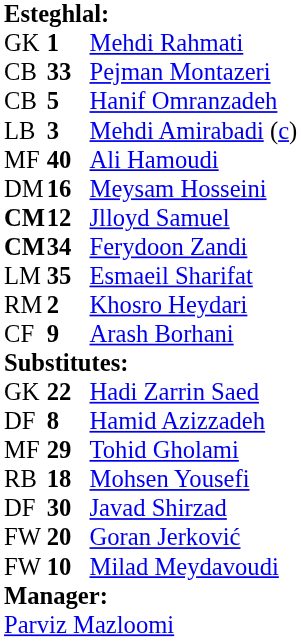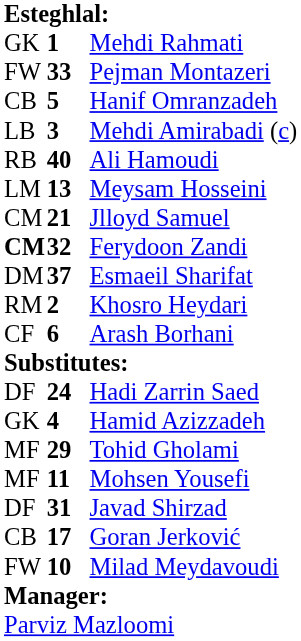(20, 72) CB -> (22, 72) FW
(22, 159) MF -> (20, 159) RB
(24, 188) DM -> (22, 188) LM
(59, 188) 16 -> (59, 188) 13
(25, 217) bold -> (23, 217) normal
(59, 217) 12 -> (59, 217) 21
(59, 246) 34 -> (59, 246) 32
(22, 275) LM -> (24, 275) DM
(59, 275) 35 -> (59, 275) 37
(53, 333) 9 -> (53, 333) 6
(22, 392) GK -> (20, 392) DF
(59, 392) 22 -> (59, 392) 24
(20, 421) DF -> (22, 421) GK
(53, 421) 8 -> (53, 421) 4
(20, 479) RB -> (22, 479) MF
(59, 479) 18 -> (58, 479) 11
(59, 508) 30 -> (59, 508) 31
(22, 537) FW -> (20, 537) CB
(59, 537) 20 -> (59, 537) 17
